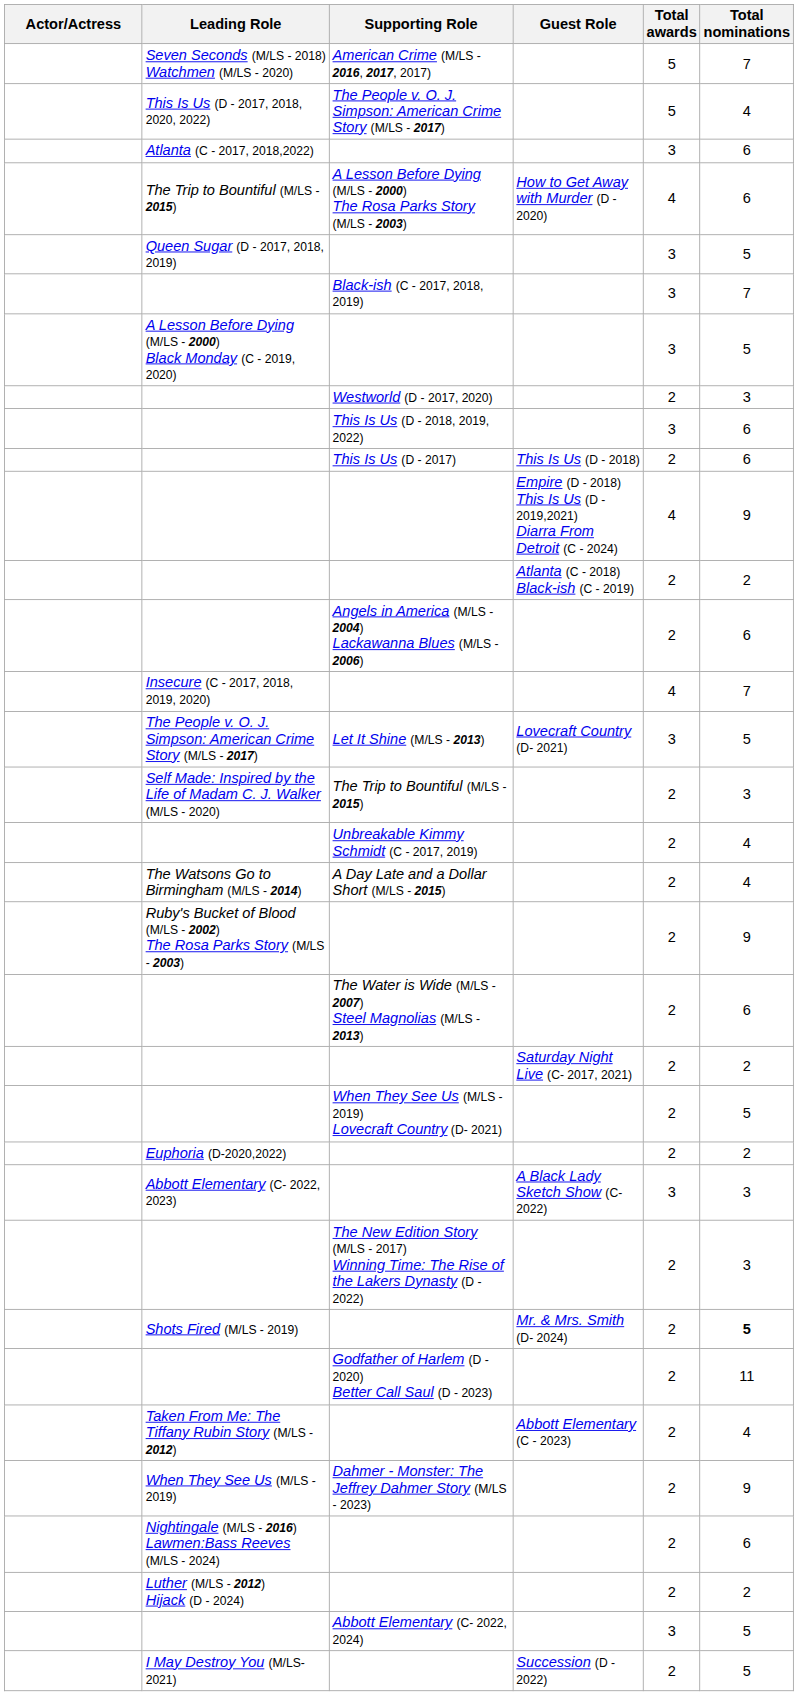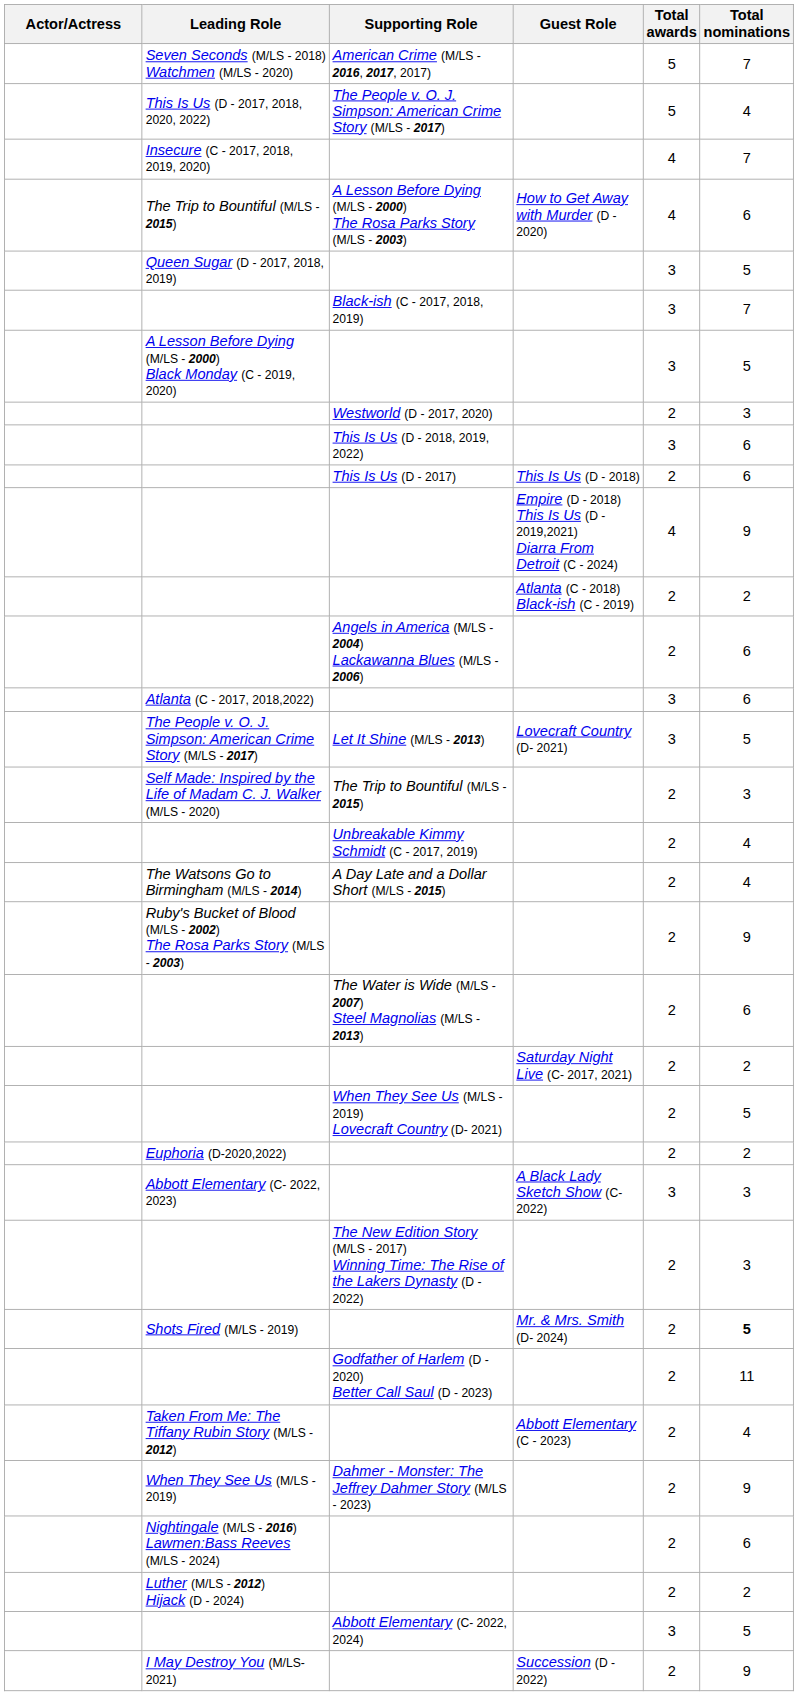rows swapped: (219, 691) <-> (230, 150)
(747, 1670) 5 -> (747, 1670) 9
